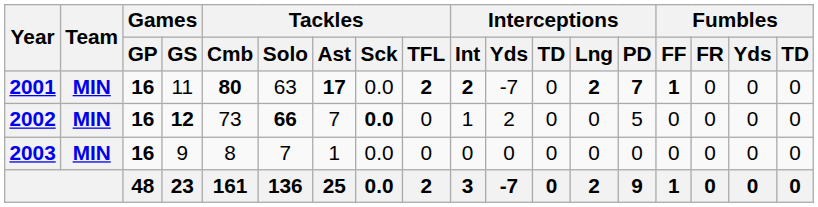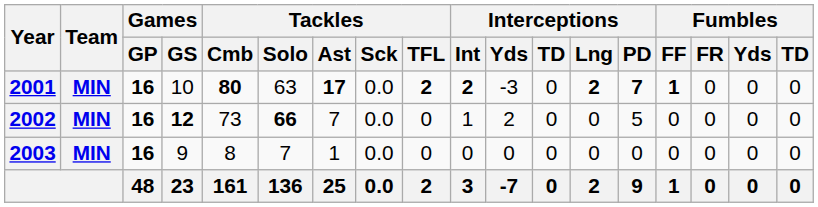(182, 86) 11 -> (182, 86) 10
(509, 86) -7 -> (509, 86) -3
(379, 119) bold -> (379, 119) normal
